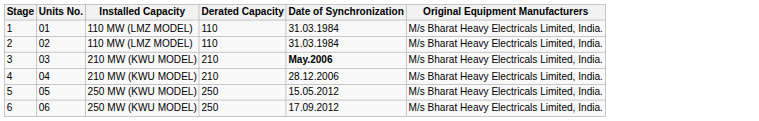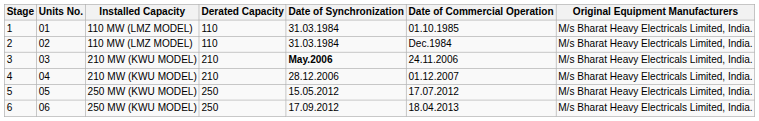+ column: (481, 12)
